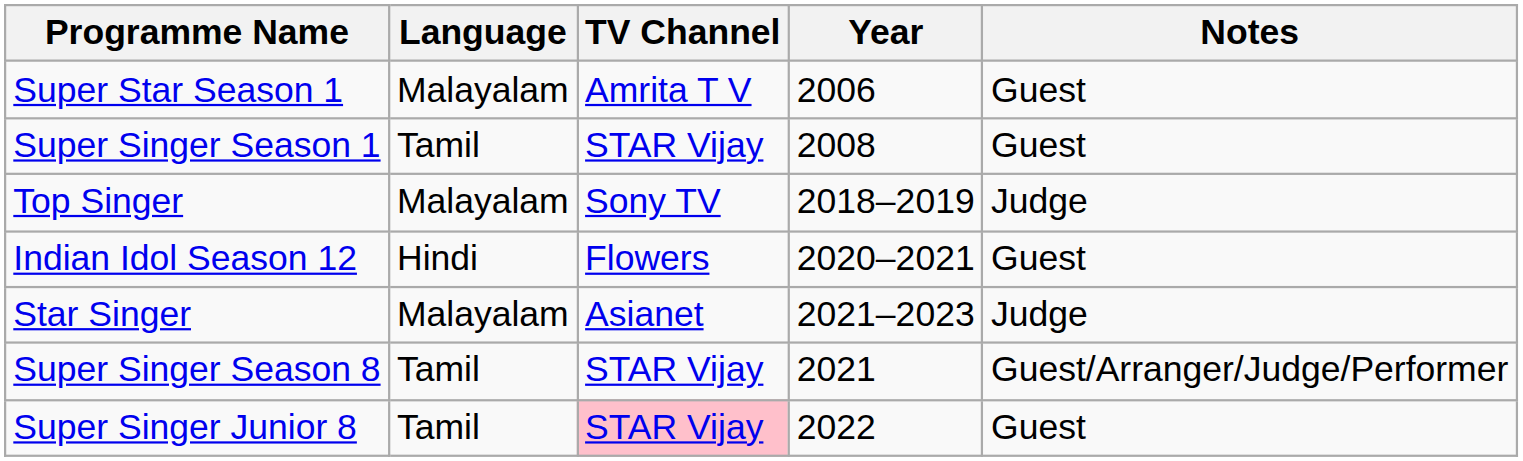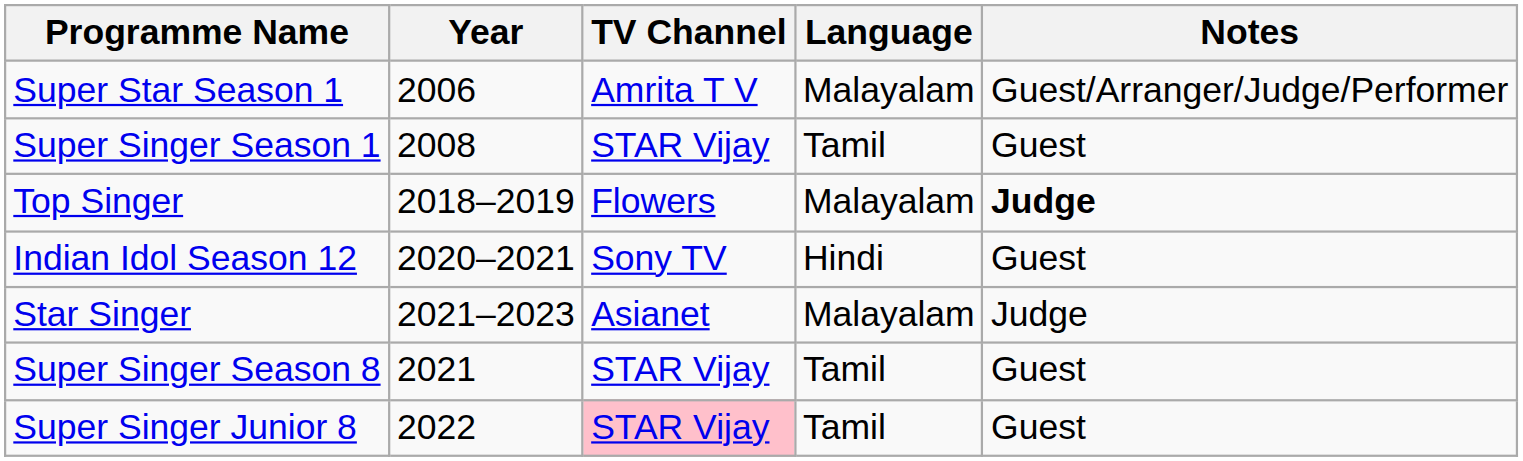columns swapped: (886, 32) <-> (483, 32)
(1038, 88) Guest -> (1250, 88) Guest/Arranger/Judge/Performer
(653, 201) Sony TV -> (653, 201) Flowers
(1039, 201) normal -> (1043, 201) bold
(647, 257) Flowers -> (659, 257) Sony TV
(1250, 370) Guest/Arranger/Judge/Performer -> (1038, 370) Guest
